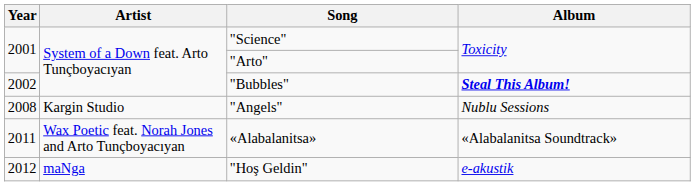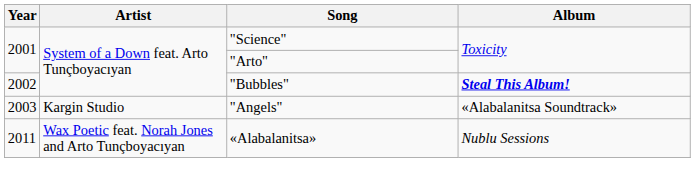(22, 107) 2008 -> (22, 107) 2003
(505, 107) Nublu Sessions -> (539, 107) «Alabalanitsa Soundtrack»
(539, 138) «Alabalanitsa Soundtrack» -> (505, 138) Nublu Sessions
- row: (269, 169)
